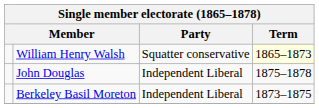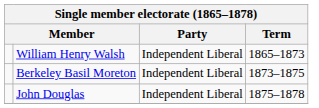(196, 53) Squatter conservative -> (192, 53) Independent Liberal
(283, 53) lightyellow background -> (276, 53) no background
rows swapped: (76, 93) <-> (50, 73)
